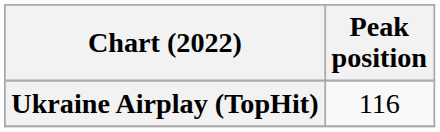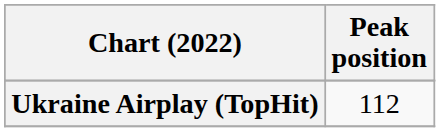(379, 103) 116 -> (379, 103) 112
